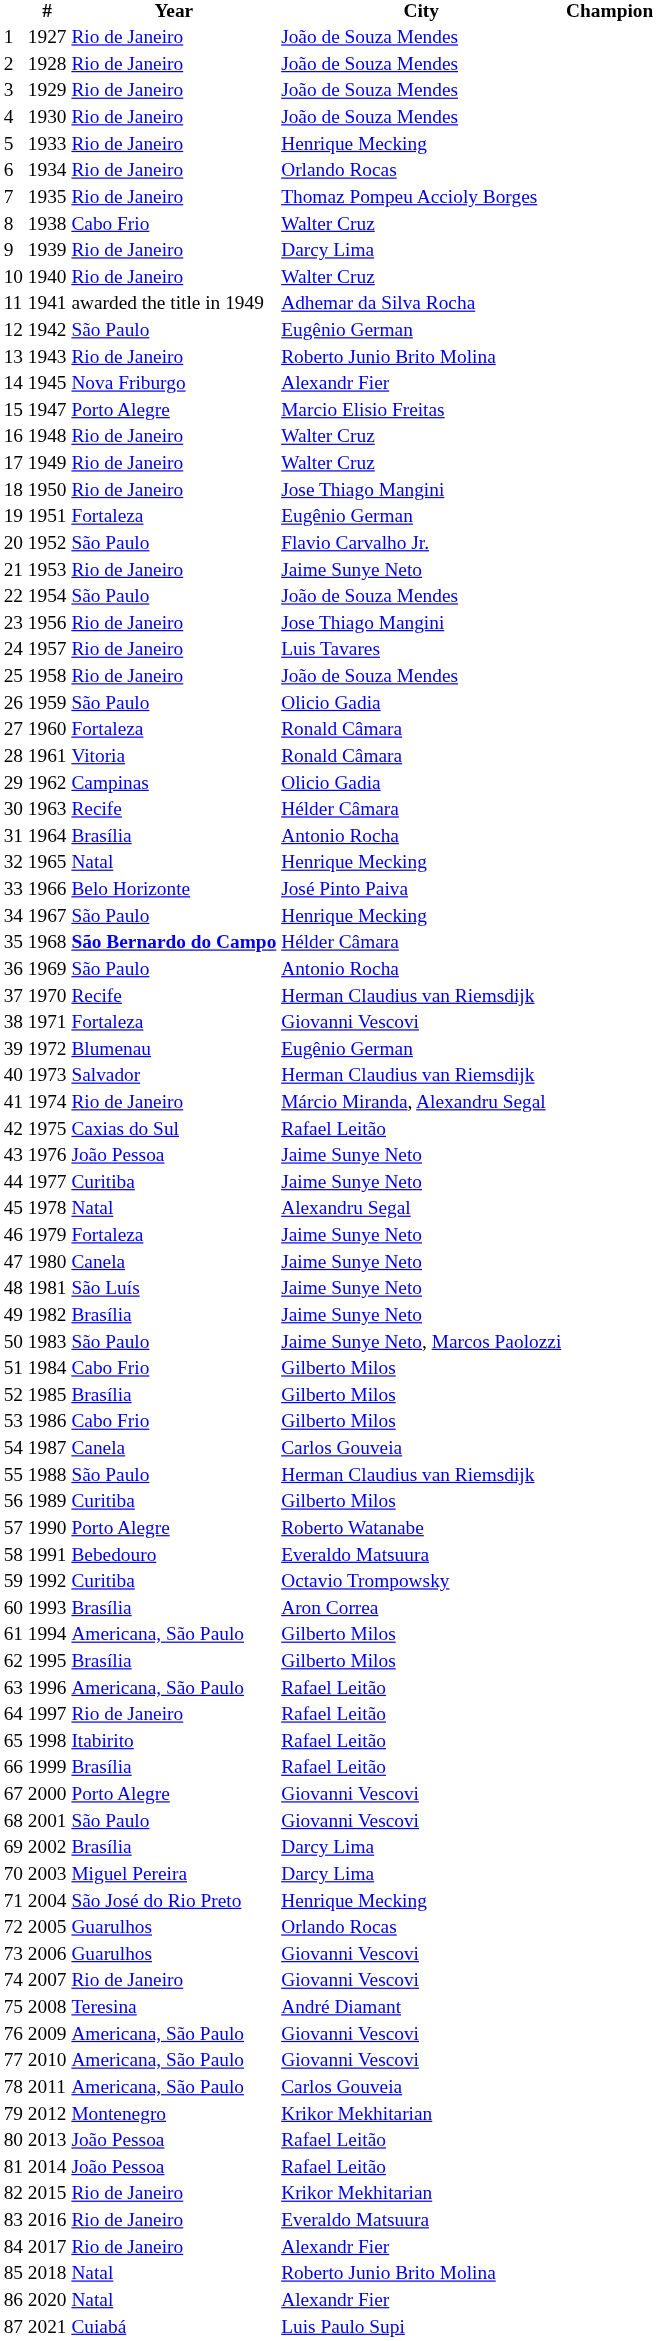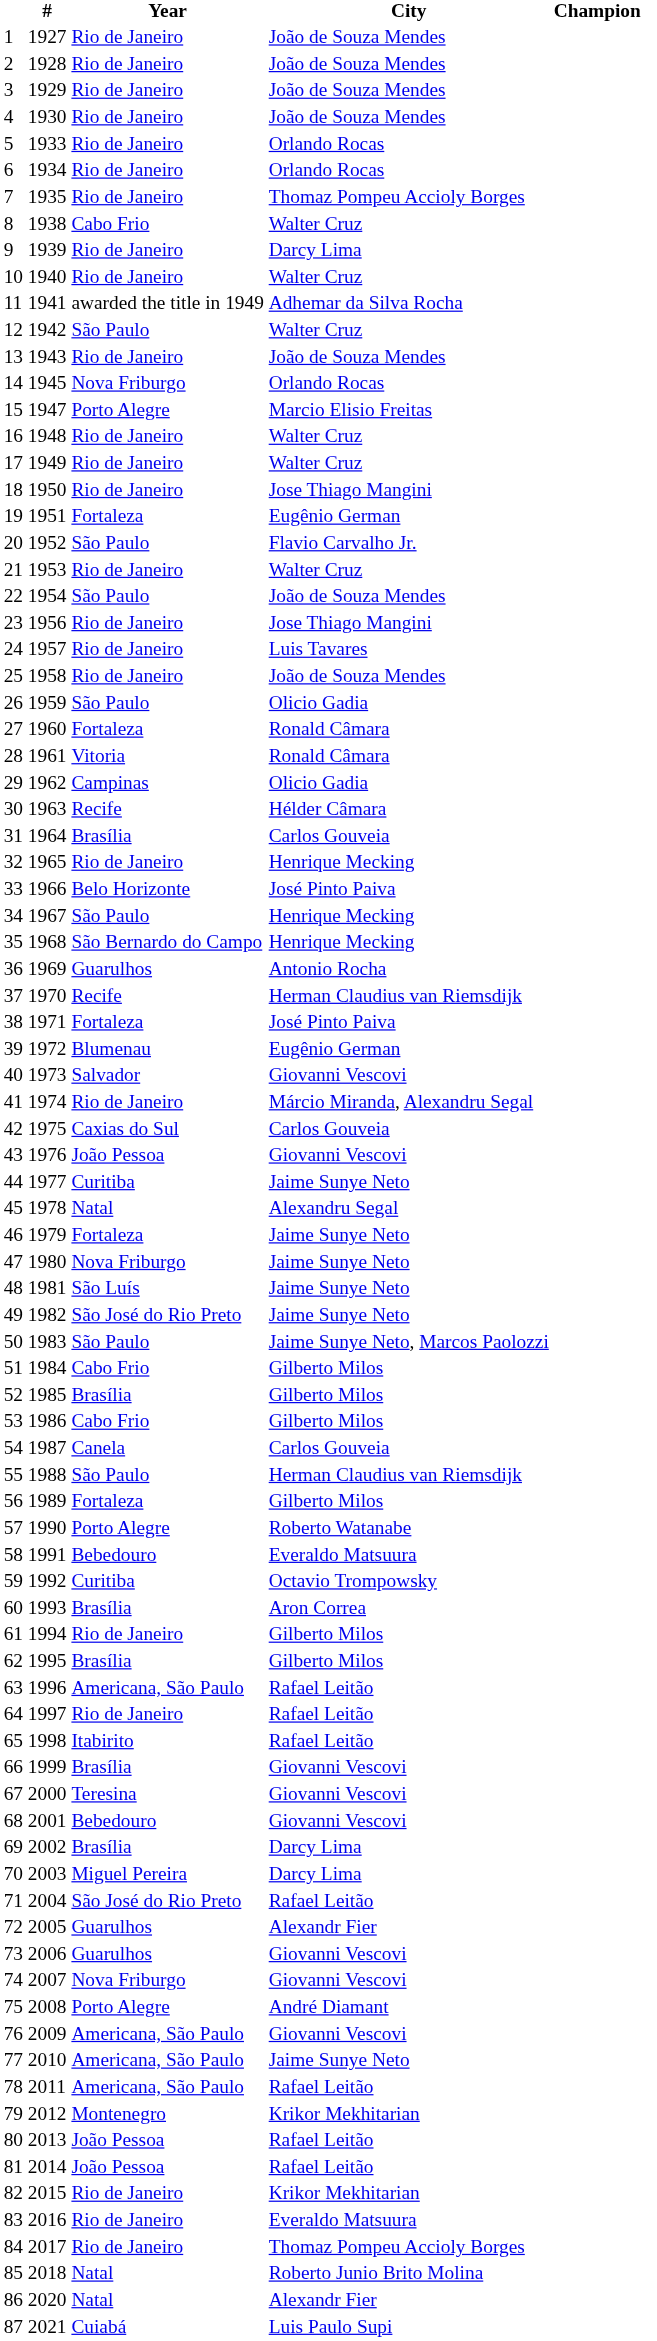(354, 143) Henrique Mecking -> (326, 143) Orlando Rocas
(347, 329) Eugênio German -> (315, 329) Walter Cruz
(388, 356) Roberto Junio Brito Molina -> (357, 356) João de Souza Mendes
(335, 383) Alexandr Fier -> (326, 383) Orlando Rocas
(352, 569) Jaime Sunye Neto -> (315, 569) Walter Cruz
(340, 835) Antonio Rocha -> (329, 835) Carlos Gouveia
(92, 862) Natal -> (127, 862) Rio de Janeiro
(174, 942) bold -> (167, 942) normal
(340, 942) Hélder Câmara -> (342, 942) Henrique Mecking
(110, 968) São Paulo -> (112, 968) Guarulhos
(350, 1021) Giovanni Vescovi -> (332, 1021) José Pinto Paiva
(408, 1075) Herman Claudius van Riemsdijk -> (338, 1075) Giovanni Vescovi
(334, 1128) Rafael Leitão -> (329, 1128) Carlos Gouveia
(352, 1155) Jaime Sunye Neto -> (338, 1155) Giovanni Vescovi
(98, 1261) Canela -> (128, 1261) Nova Friburgo
(101, 1314) Brasília -> (156, 1314) São José do Rio Preto
(103, 1501) Curitiba -> (107, 1501) Fortaleza
(158, 1634) Americana, São Paulo -> (127, 1634) Rio de Janeiro
(334, 1767) Rafael Leitão -> (338, 1767) Giovanni Vescovi
(121, 1793) Porto Alegre -> (104, 1793) Teresina
(110, 1820) São Paulo -> (114, 1820) Bebedouro
(354, 1900) Henrique Mecking -> (321, 1900) Rafael Leitão
(339, 1927) Orlando Rocas -> (323, 1927) Alexandr Fier
(127, 1980) Rio de Janeiro -> (128, 1980) Nova Friburgo
(104, 2006) Teresina -> (121, 2006) Porto Alegre
(350, 2060) Giovanni Vescovi -> (339, 2060) Jaime Sunye Neto
(342, 2086) Carlos Gouveia -> (321, 2086) Rafael Leitão
(335, 2246) Alexandr Fier -> (397, 2246) Thomaz Pompeu Accioly Borges
